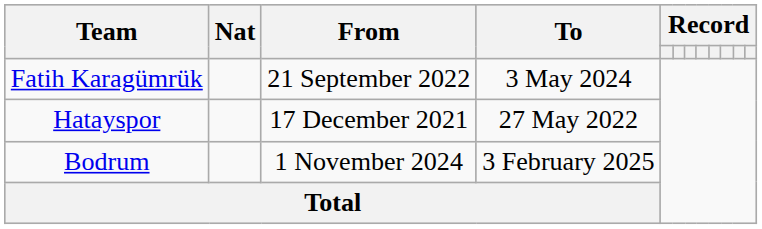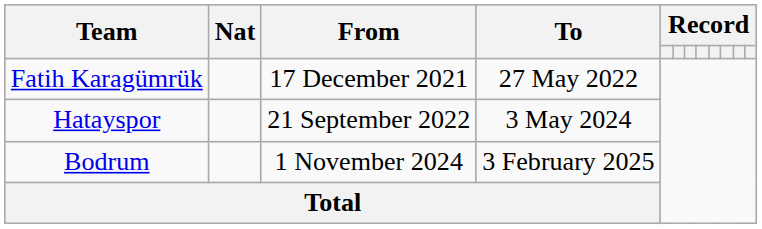(369, 78) 21 September 2022 -> (369, 78) 17 December 2021
(568, 78) 3 May 2024 -> (568, 78) 27 May 2022
(369, 119) 17 December 2021 -> (369, 119) 21 September 2022
(568, 119) 27 May 2022 -> (568, 119) 3 May 2024
